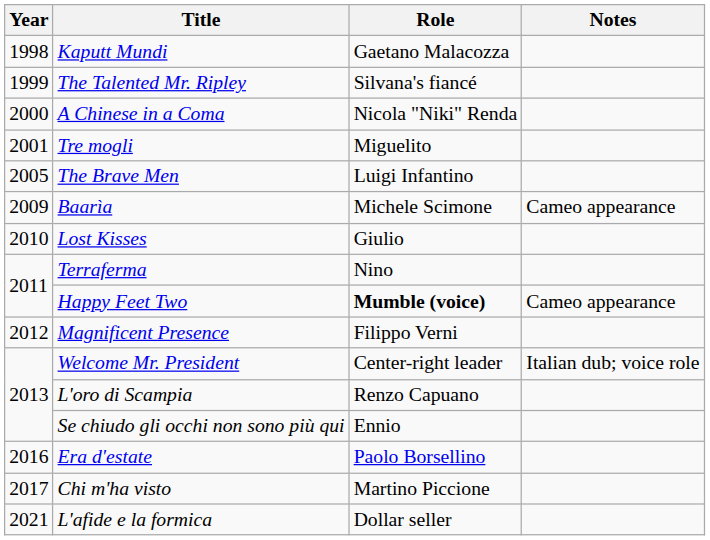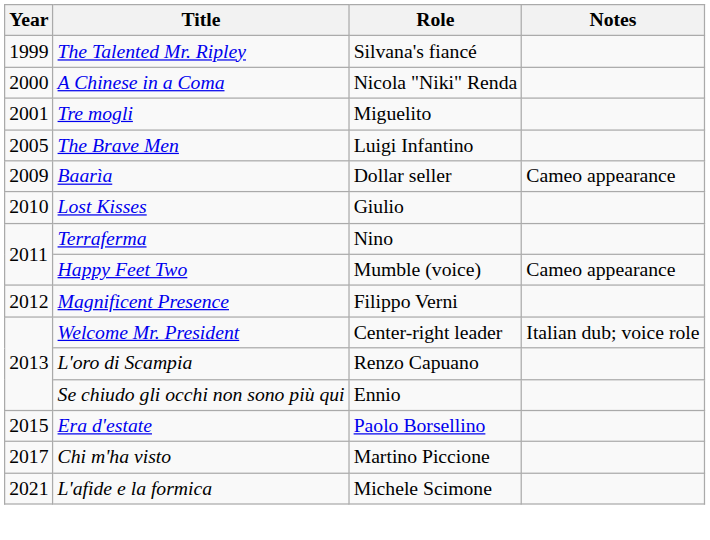- row: (113, 51)
(423, 207) Michele Scimone -> (403, 176) Dollar seller
(419, 301) bold -> (417, 269) normal
(29, 457) 2016 -> (29, 425) 2015
(403, 519) Dollar seller -> (423, 488) Michele Scimone
